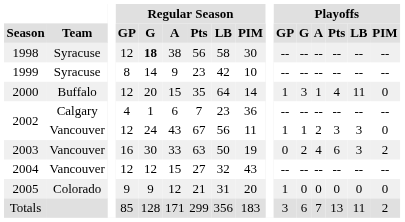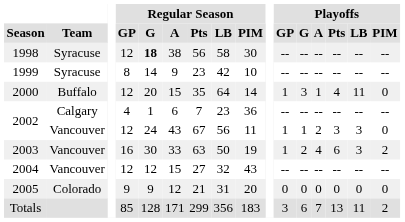(285, 149) 0 -> (285, 149) 1
(285, 188) 1 -> (285, 188) 0
